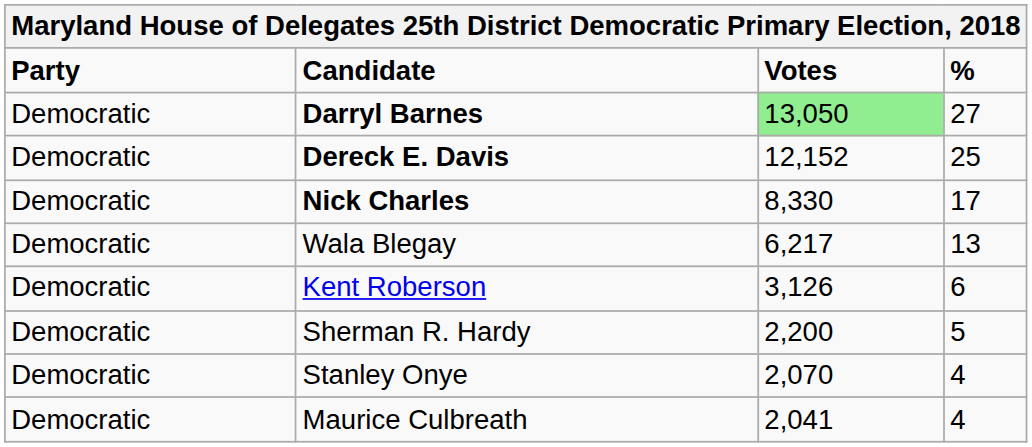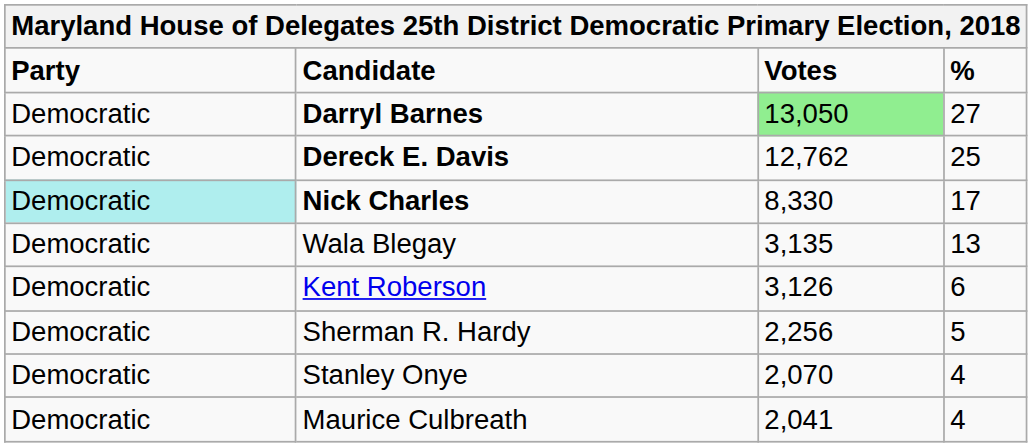(806, 157) 12,152 -> (806, 157) 12,762
(81, 200) no background -> (81, 200) paleturquoise background
(799, 244) 6,217 -> (799, 244) 3,135
(799, 331) 2,200 -> (799, 331) 2,256
